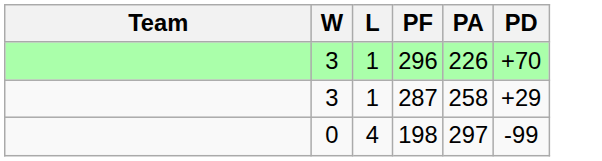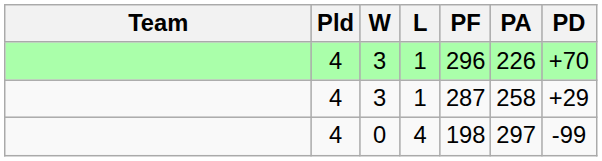+ column: (336, 23)
